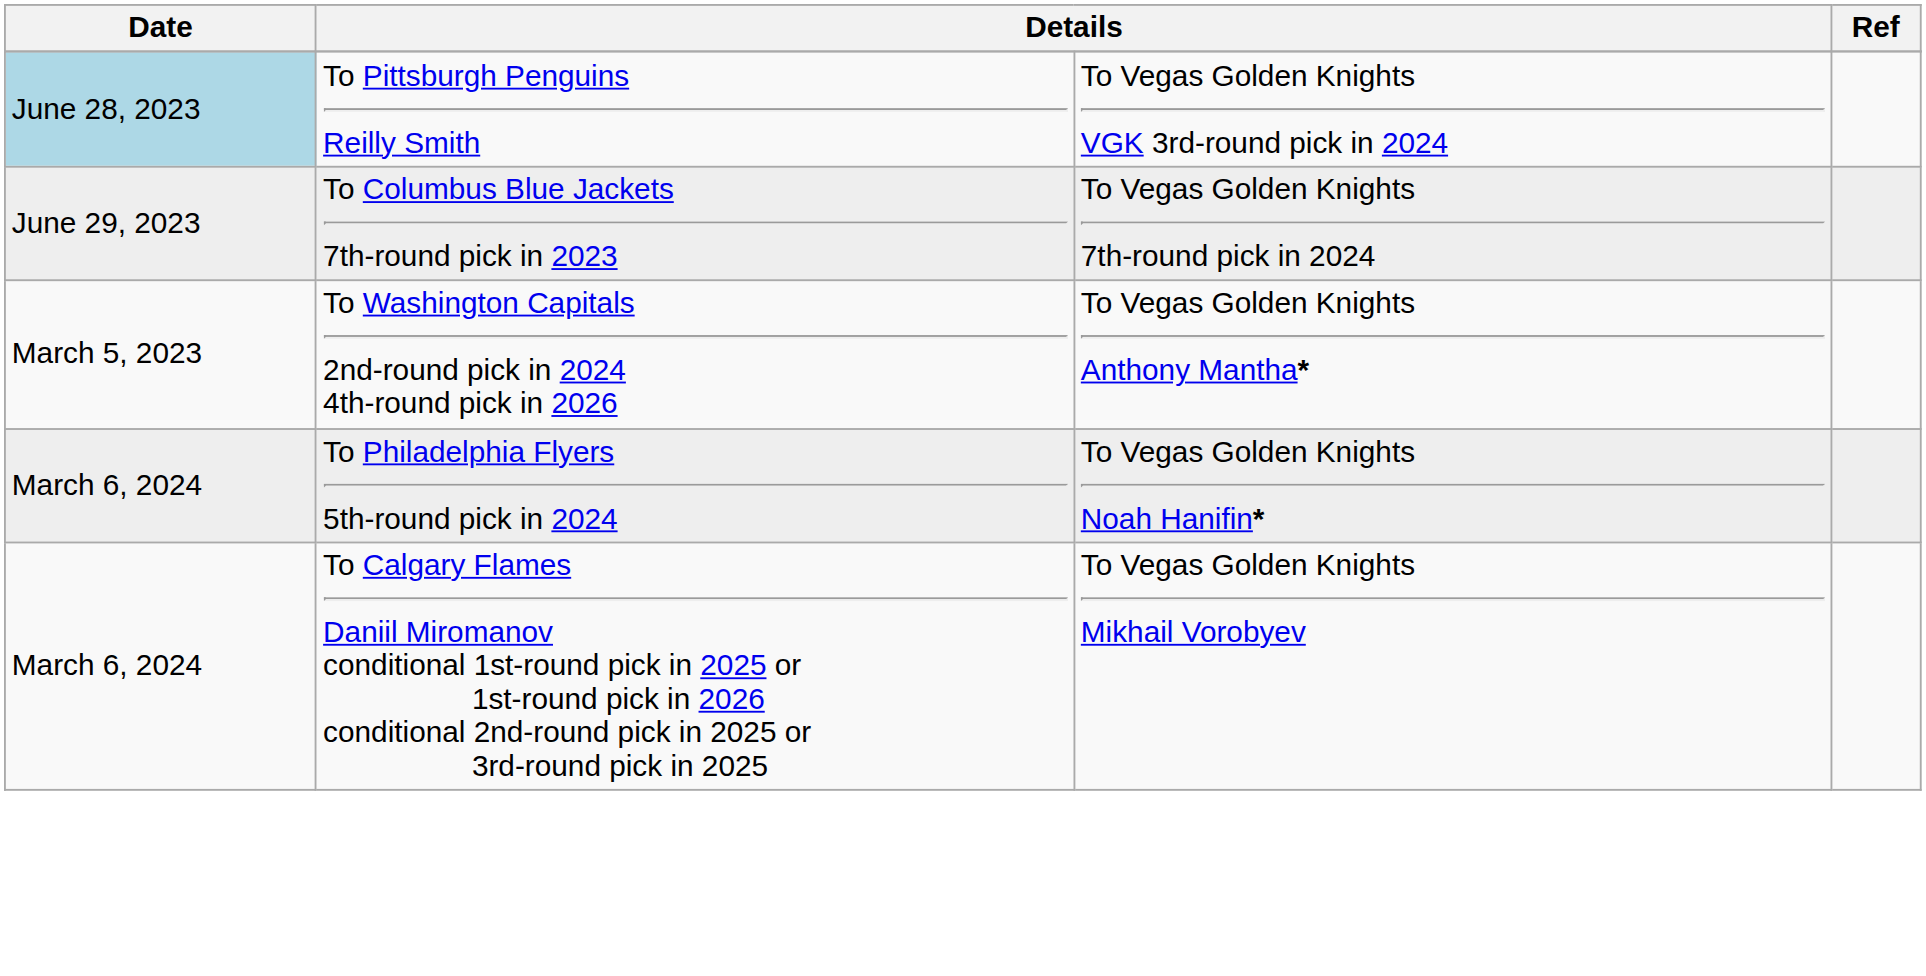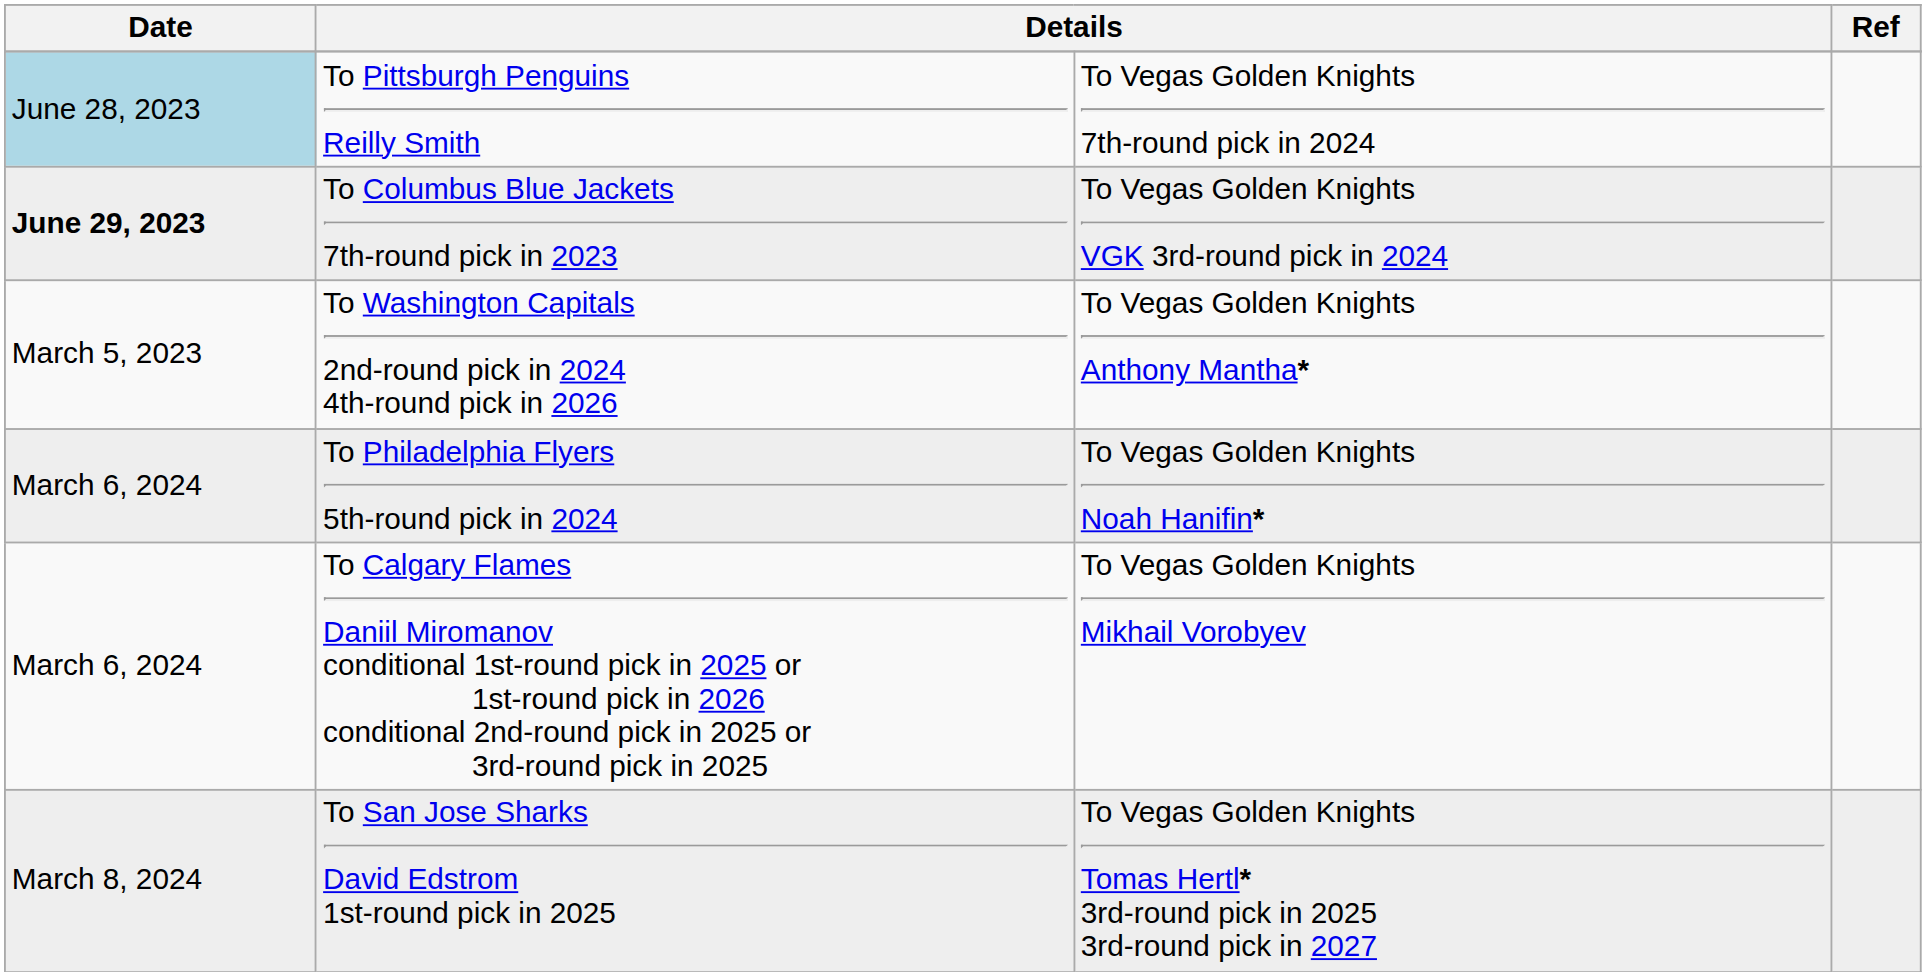(1453, 108) To Vegas Golden Knights VGK 3rd-round pick in 2024 -> (1453, 108) To Vegas Golden Knights 7th-round pick in 2024
(106, 222) normal -> (109, 222) bold
(1453, 222) To Vegas Golden Knights 7th-round pick in 2024 -> (1453, 222) To Vegas Golden Knights VGK 3rd-round pick in 2024
+ row: (695, 863)
